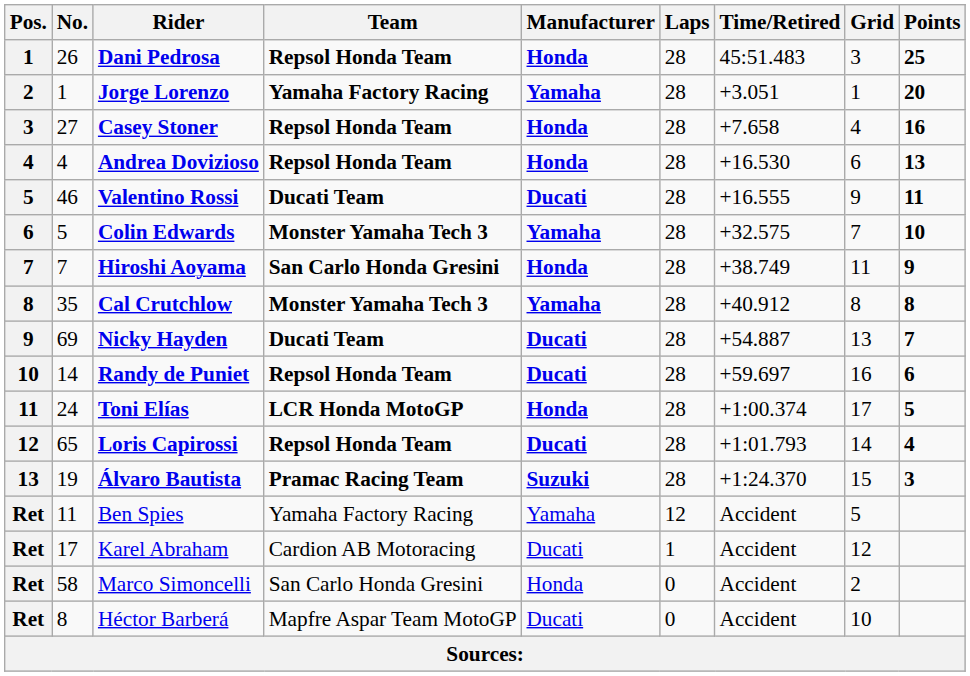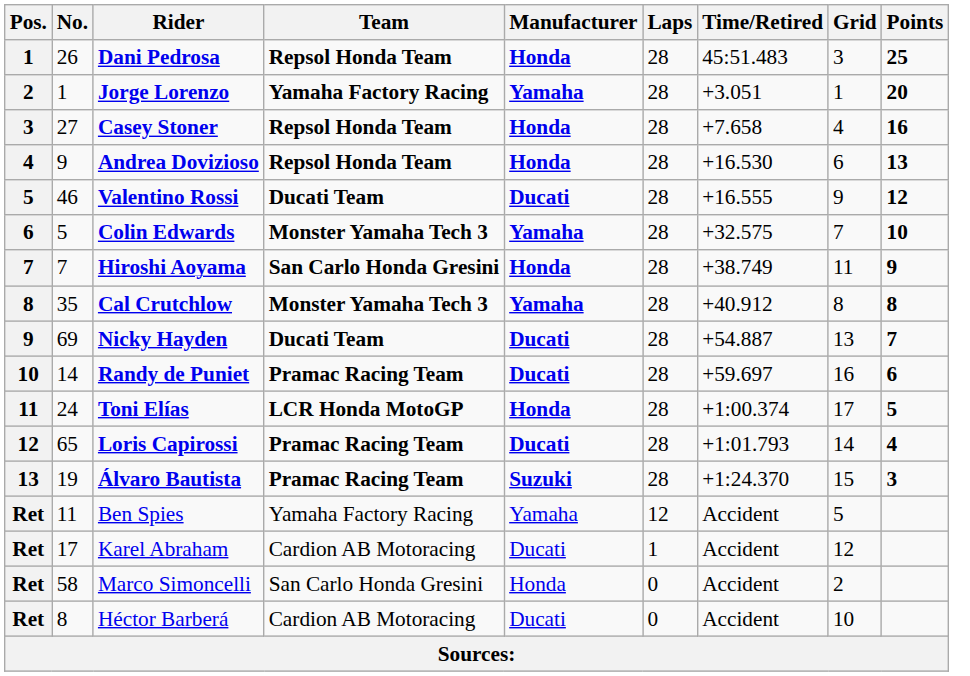(62, 162) 4 -> (62, 162) 9
(914, 197) 11 -> (897, 197) 12
(360, 373) Repsol Honda Team -> (366, 373) Pramac Racing Team
(360, 443) Repsol Honda Team -> (366, 443) Pramac Racing Team
(393, 618) Mapfre Aspar Team MotoGP -> (372, 618) Cardion AB Motoracing
